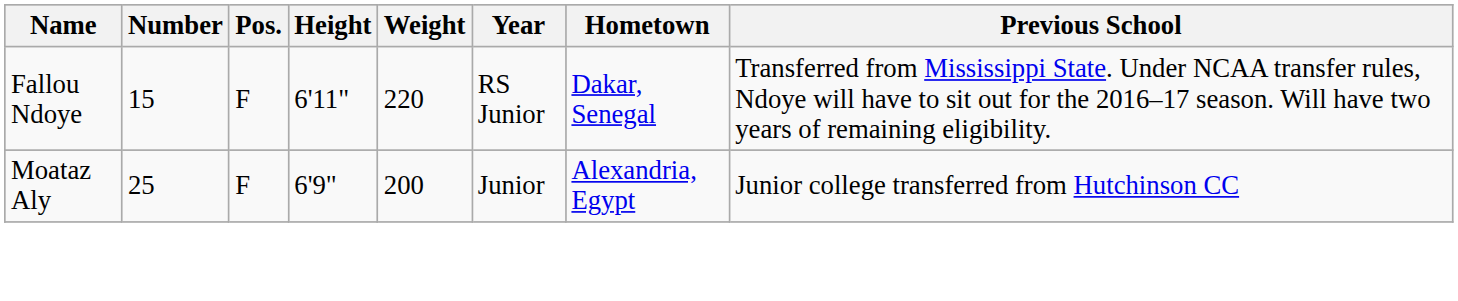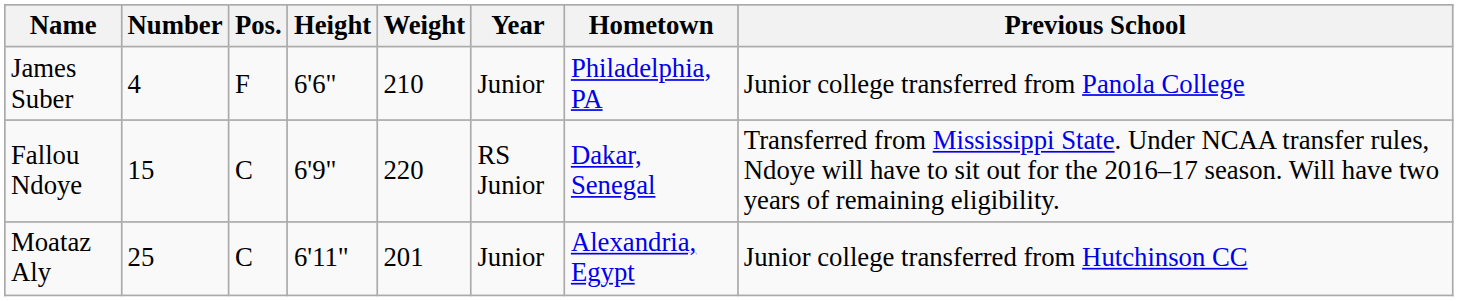+ row: (44, 83)
(243, 98) F -> (244, 170) C
(322, 98) 6'11" -> (315, 170) 6'9"
(243, 185) F -> (244, 258) C
(316, 185) 6'9" -> (321, 258) 6'11"
(404, 185) 200 -> (403, 258) 201
